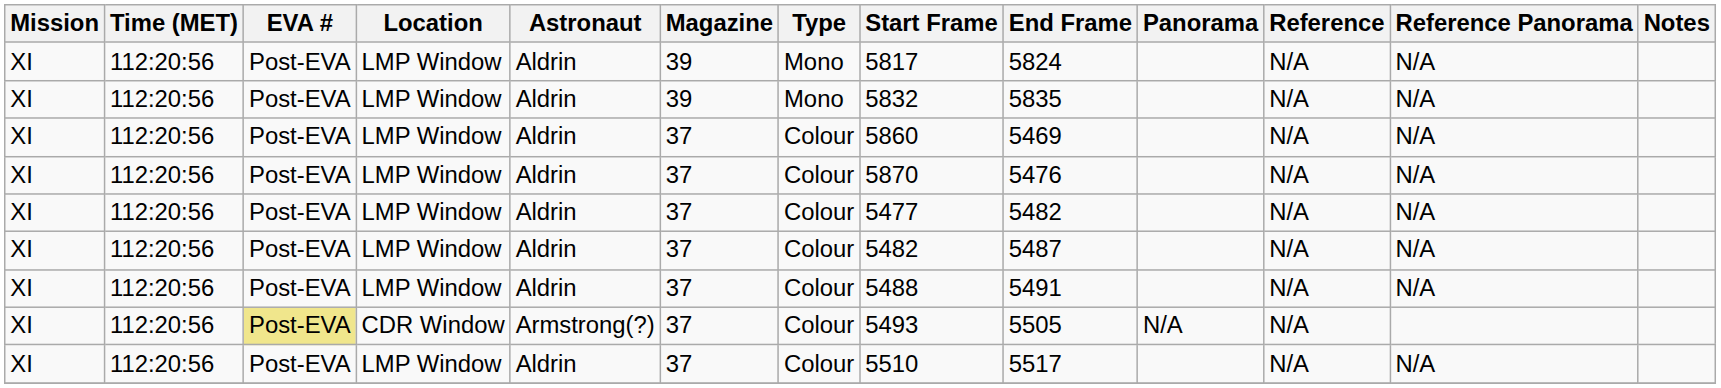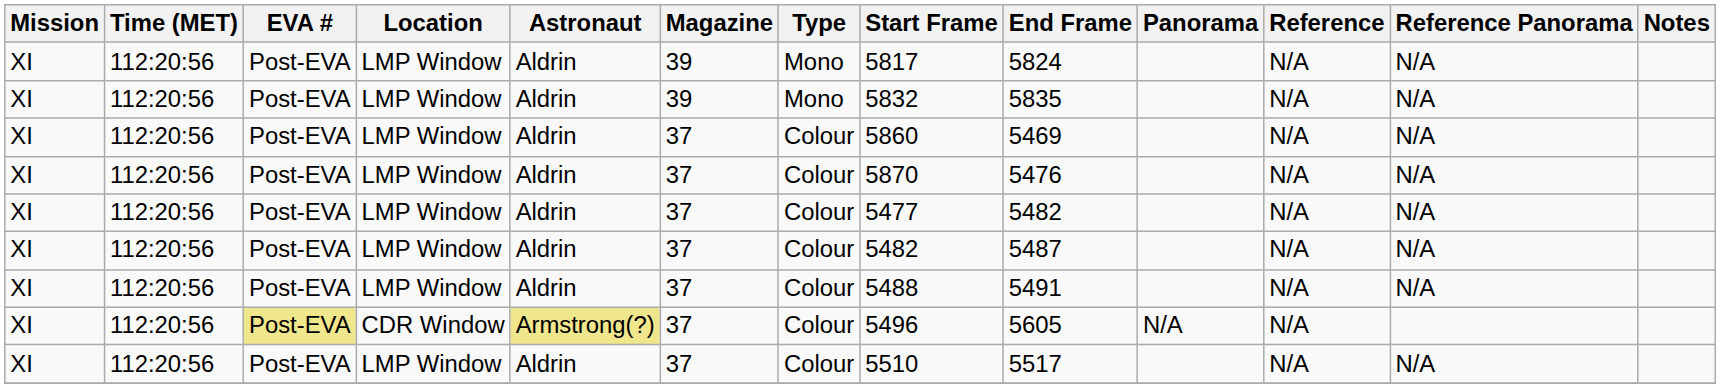(585, 325) no background -> (585, 325) khaki background
(892, 325) 5493 -> (892, 325) 5496
(1035, 325) 5505 -> (1035, 325) 5605
